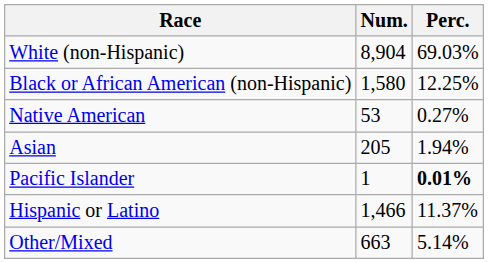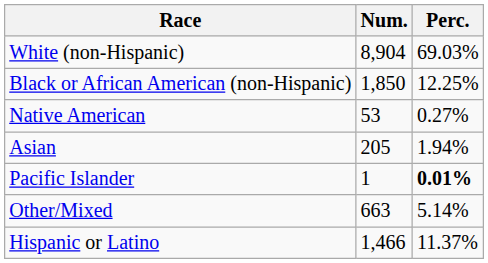(383, 83) 1,580 -> (383, 83) 1,850
rows swapped: (61, 242) <-> (84, 210)
